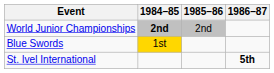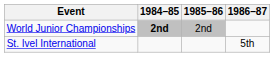- row: (35, 44)
(247, 60) bold -> (247, 44) normal
